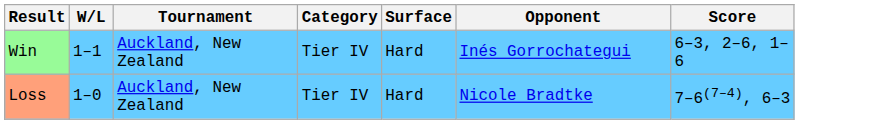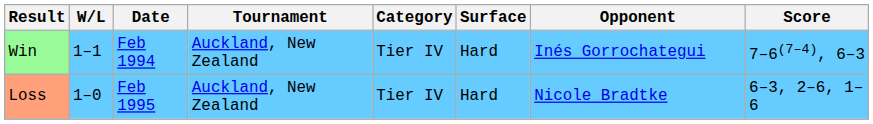+ column: (151, 18)
(732, 53) 6–3, 2–6, 1–6 -> (807, 53) 7–6(7–4), 6–3
(732, 97) 7–6(7–4), 6–3 -> (806, 97) 6–3, 2–6, 1–6
